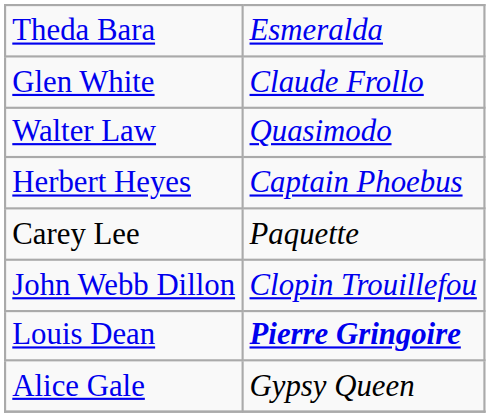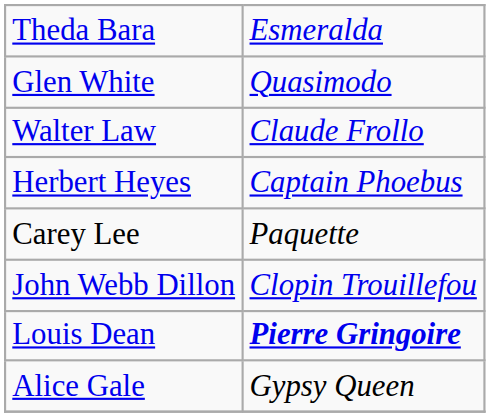(337, 81) Claude Frollo -> (321, 81) Quasimodo
(321, 131) Quasimodo -> (337, 131) Claude Frollo
